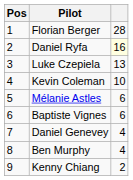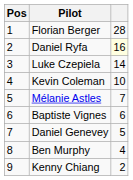(119, 64) 13 -> (119, 64) 14
(122, 99) 6 -> (122, 99) 7
(122, 133) 4 -> (122, 133) 5
